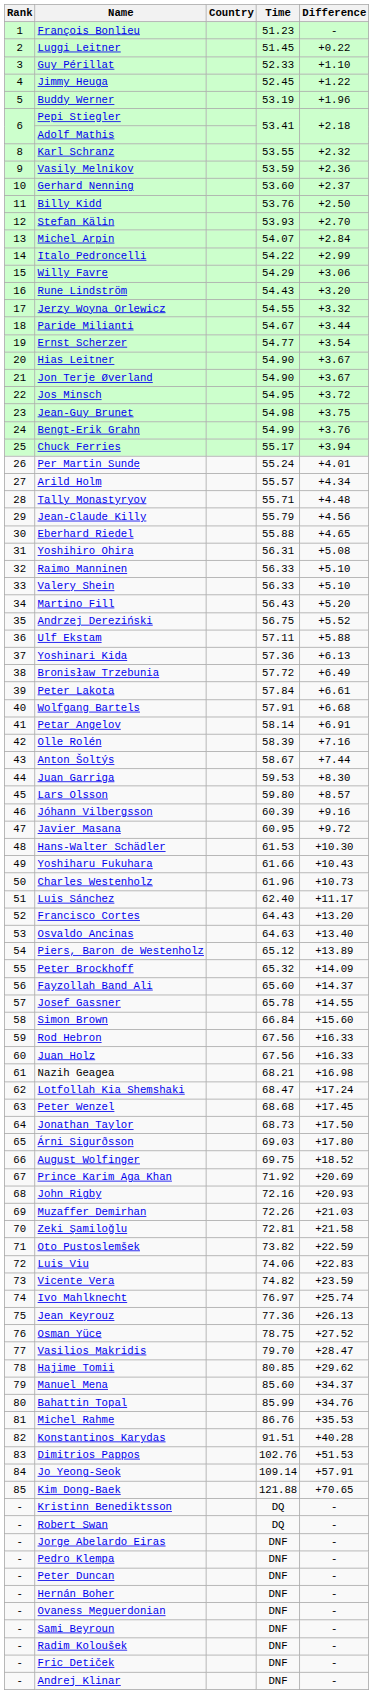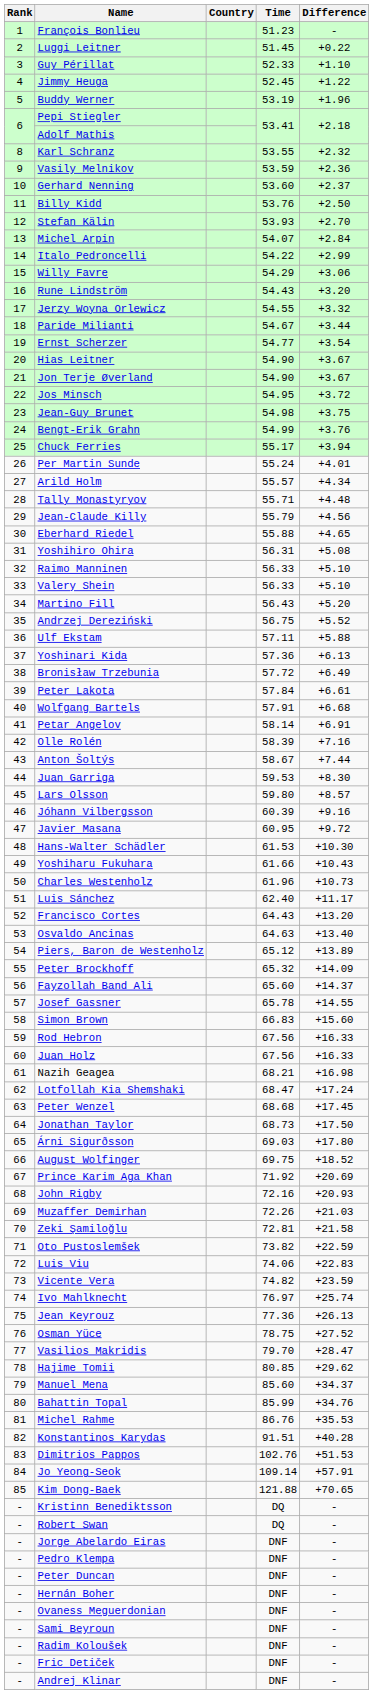(278, 1021) 66.84 -> (278, 1021) 66.83
